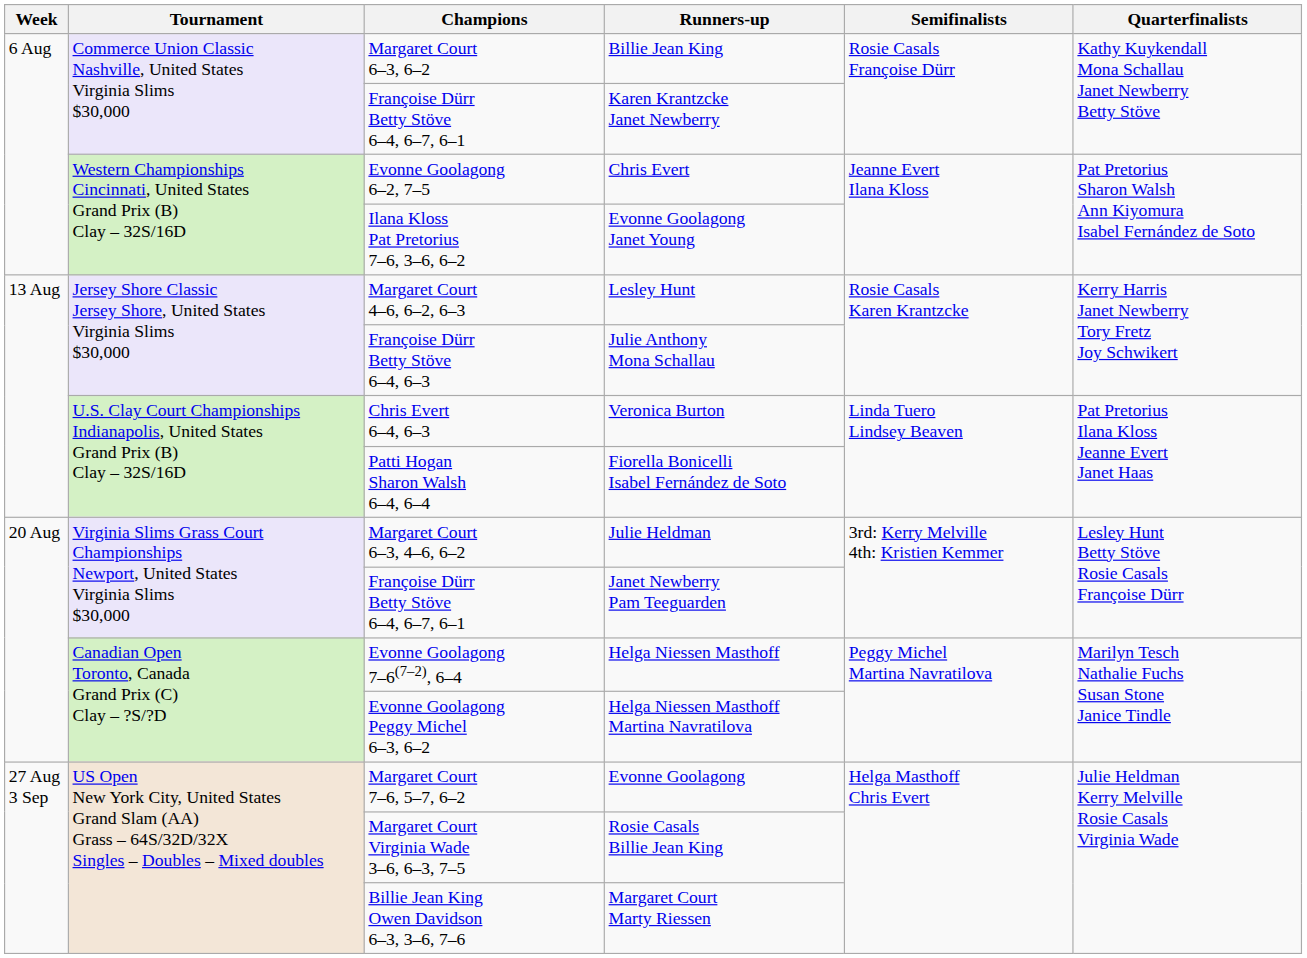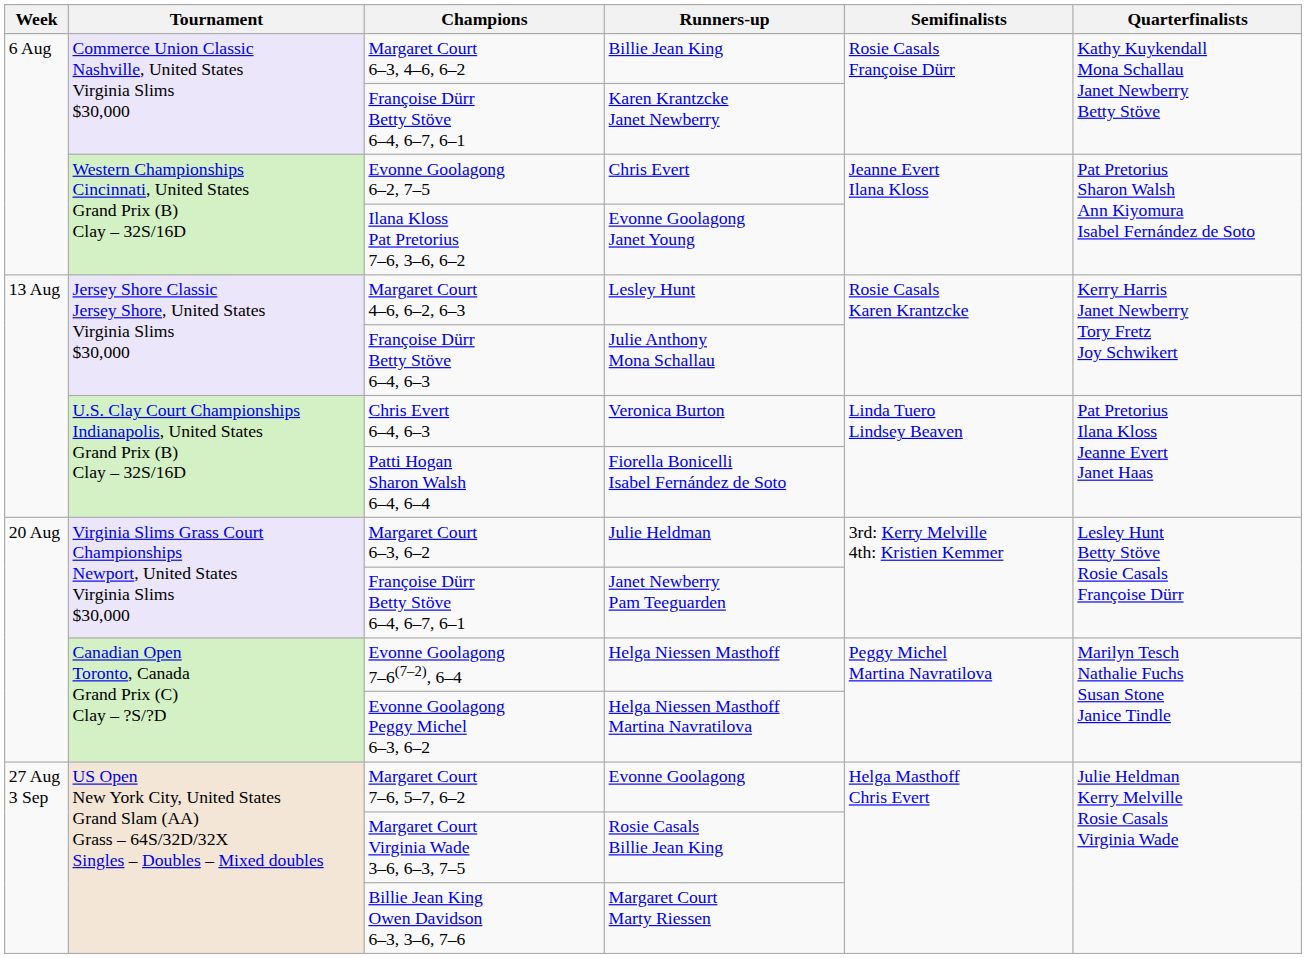(423, 58) Margaret Court 6–3, 6–2 -> (423, 58) Margaret Court 6–3, 4–6, 6–2
(423, 541) Margaret Court 6–3, 4–6, 6–2 -> (423, 541) Margaret Court 6–3, 6–2
